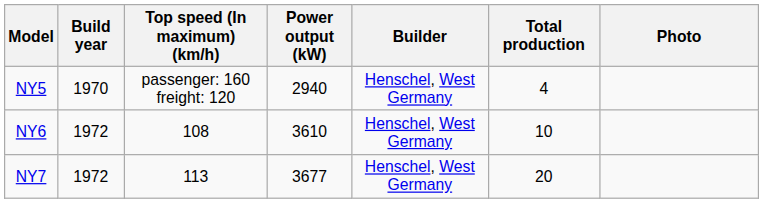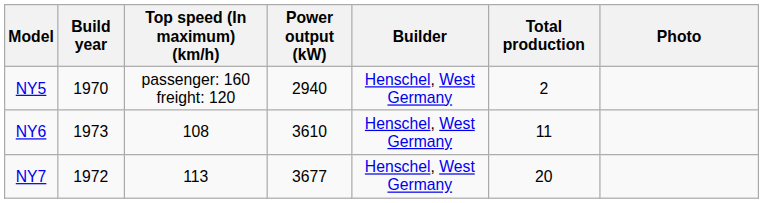(544, 88) 4 -> (544, 88) 2
(91, 132) 1972 -> (91, 132) 1973
(544, 132) 10 -> (544, 132) 11
